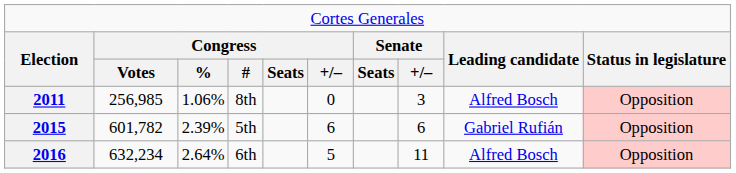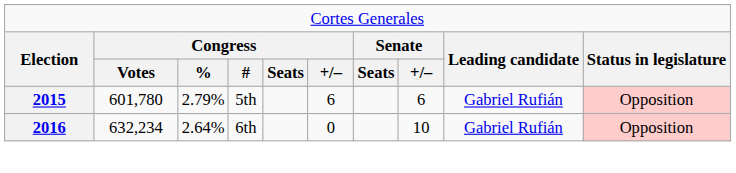- row: (49, 100)
(136, 127) 601,782 -> (136, 100) 601,780
(203, 127) 2.39% -> (203, 100) 2.79%
(331, 154) 5 -> (331, 127) 0
(421, 154) 11 -> (421, 127) 10
(513, 154) Alfred Bosch -> (513, 127) Gabriel Rufián
